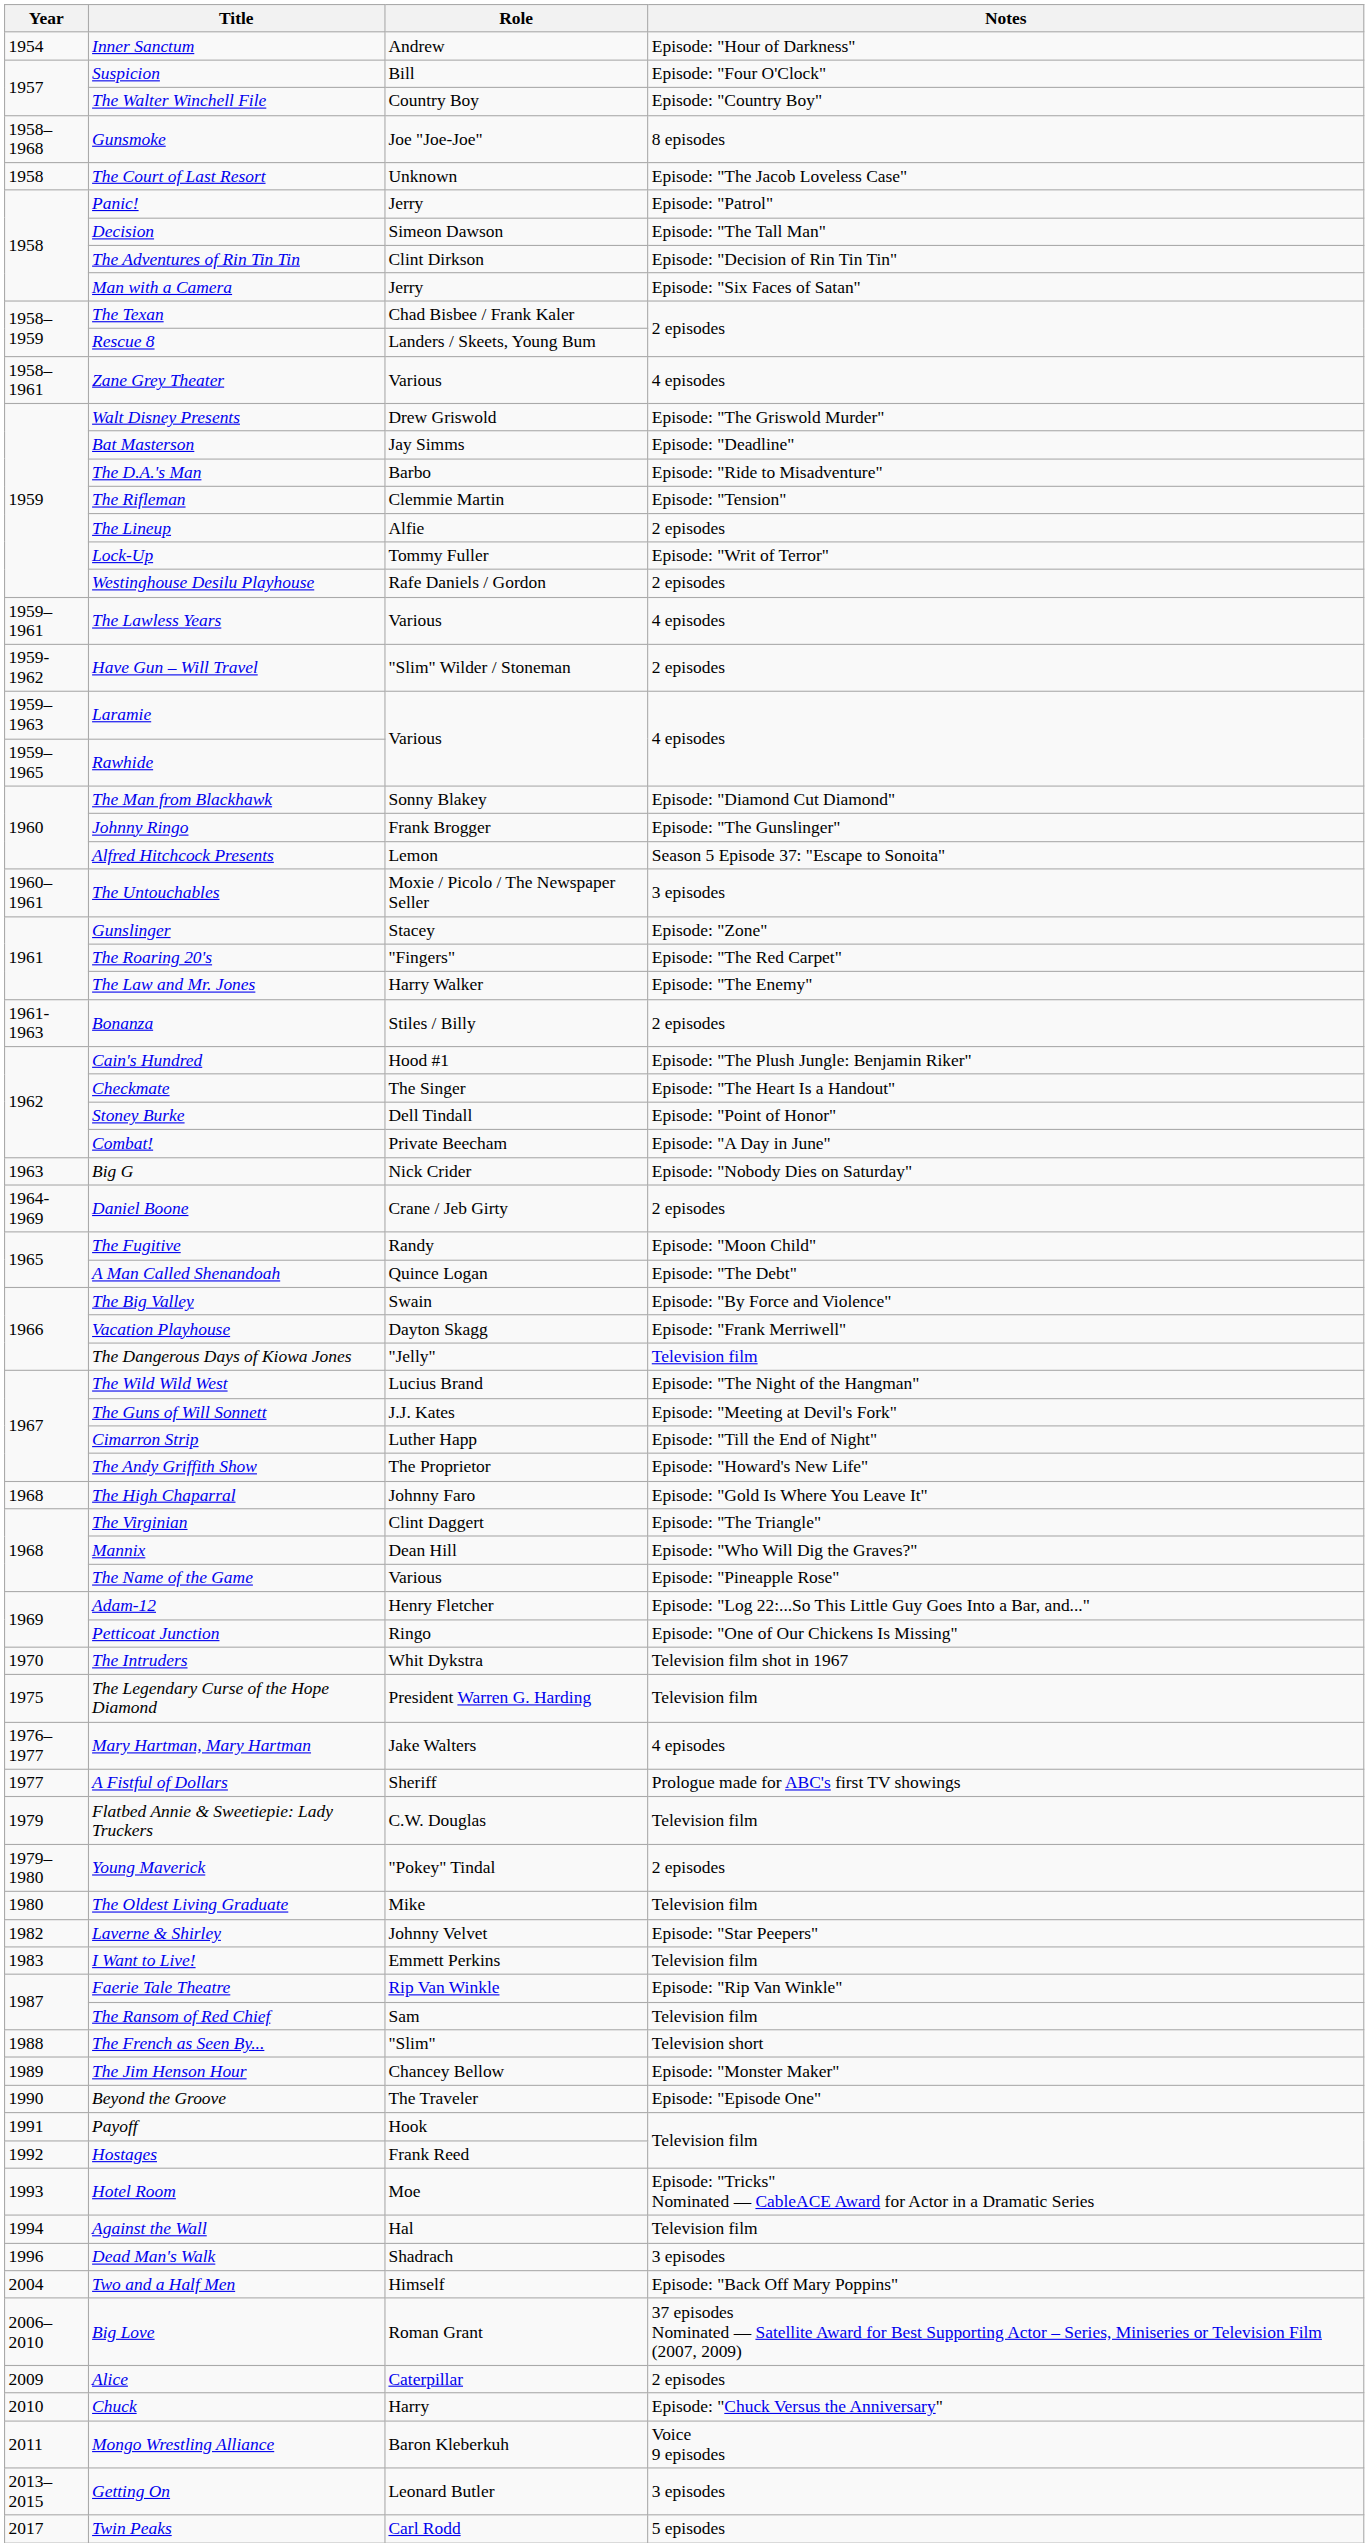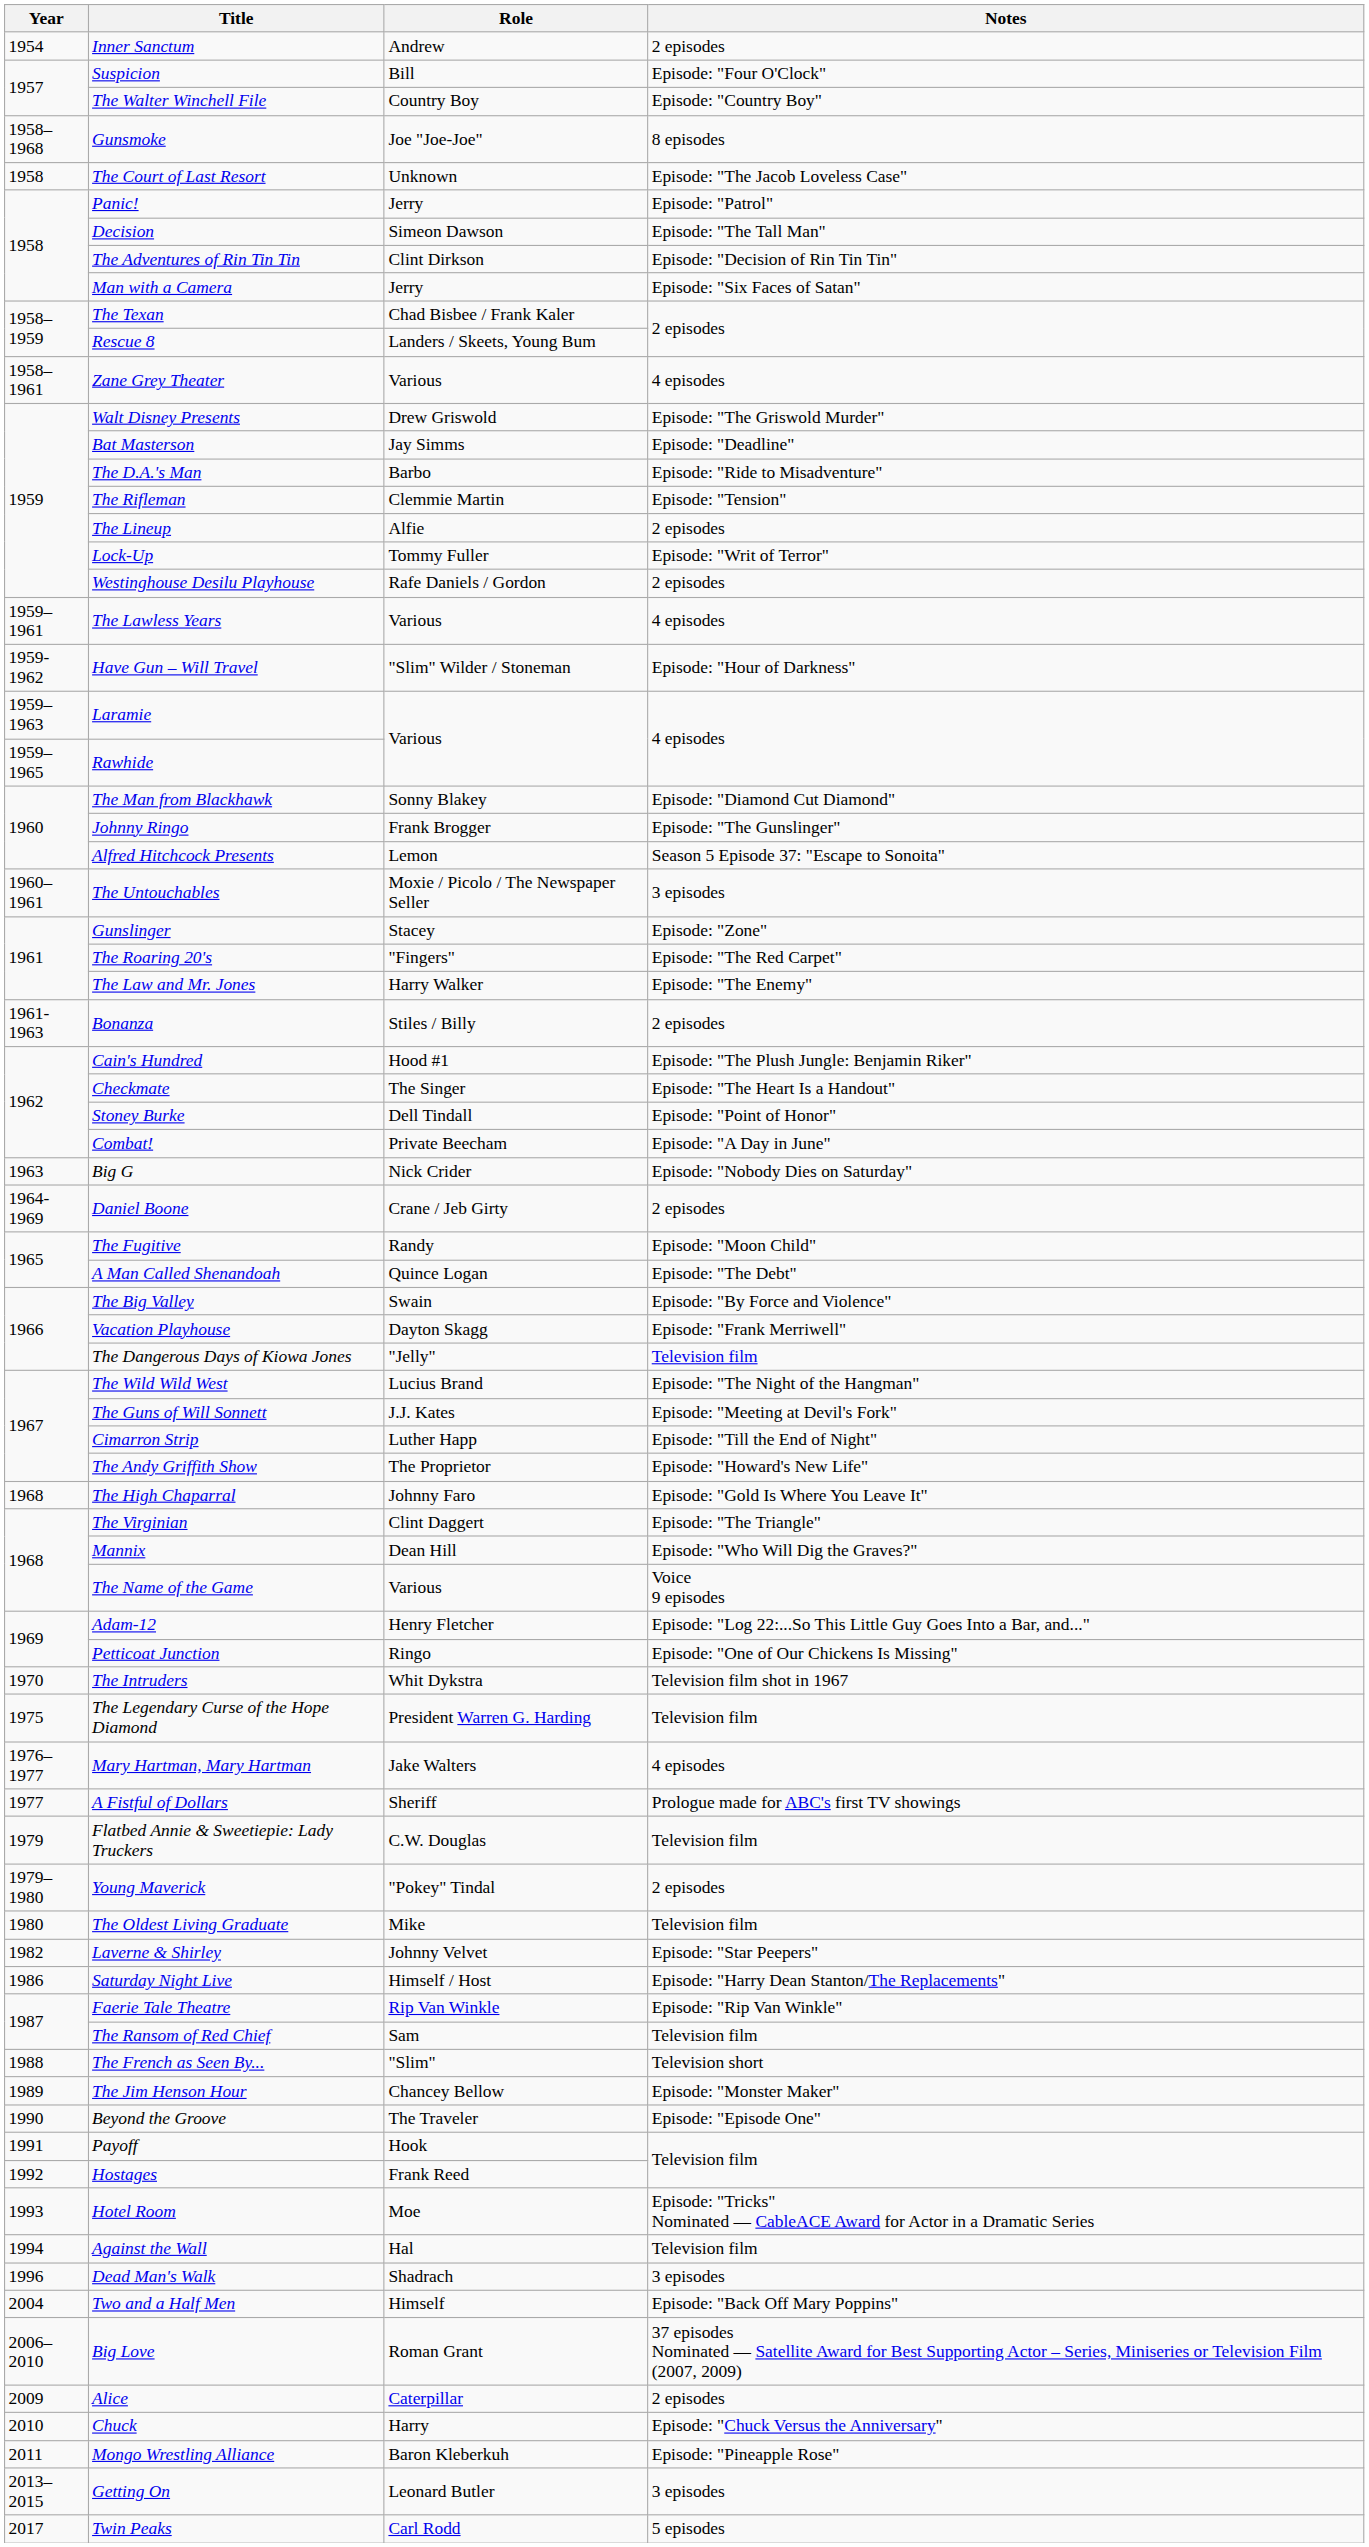(754, 45) Episode: "Hour of Darkness" -> (688, 45) 2 episodes
(688, 667) 2 episodes -> (754, 667) Episode: "Hour of Darkness"
(746, 1577) Episode: "Pineapple Rose" -> (688, 1587) Voice 9 episodes
- row: (144, 1960)
+ row: (162, 1980)
(688, 2444) Voice 9 episodes -> (746, 2453) Episode: "Pineapple Rose"
